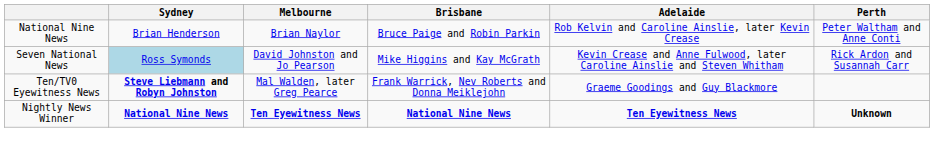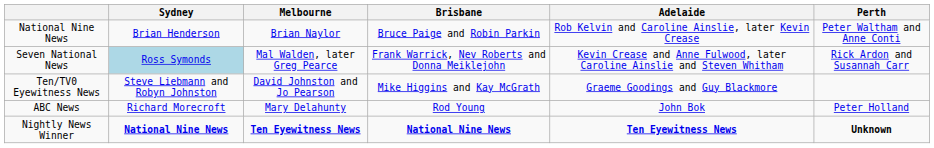(306, 60) David Johnston and Jo Pearson -> (306, 60) Mal Walden, later Greg Pearce
(459, 60) Mike Higgins and Kay McGrath -> (459, 60) Frank Warrick, Nev Roberts and Donna Meiklejohn
(176, 87) bold -> (176, 87) normal
(306, 87) Mal Walden, later Greg Pearce -> (306, 87) David Johnston and Jo Pearson
(459, 87) Frank Warrick, Nev Roberts and Donna Meiklejohn -> (459, 87) Mike Higgins and Kay McGrath
+ row: (57, 108)
